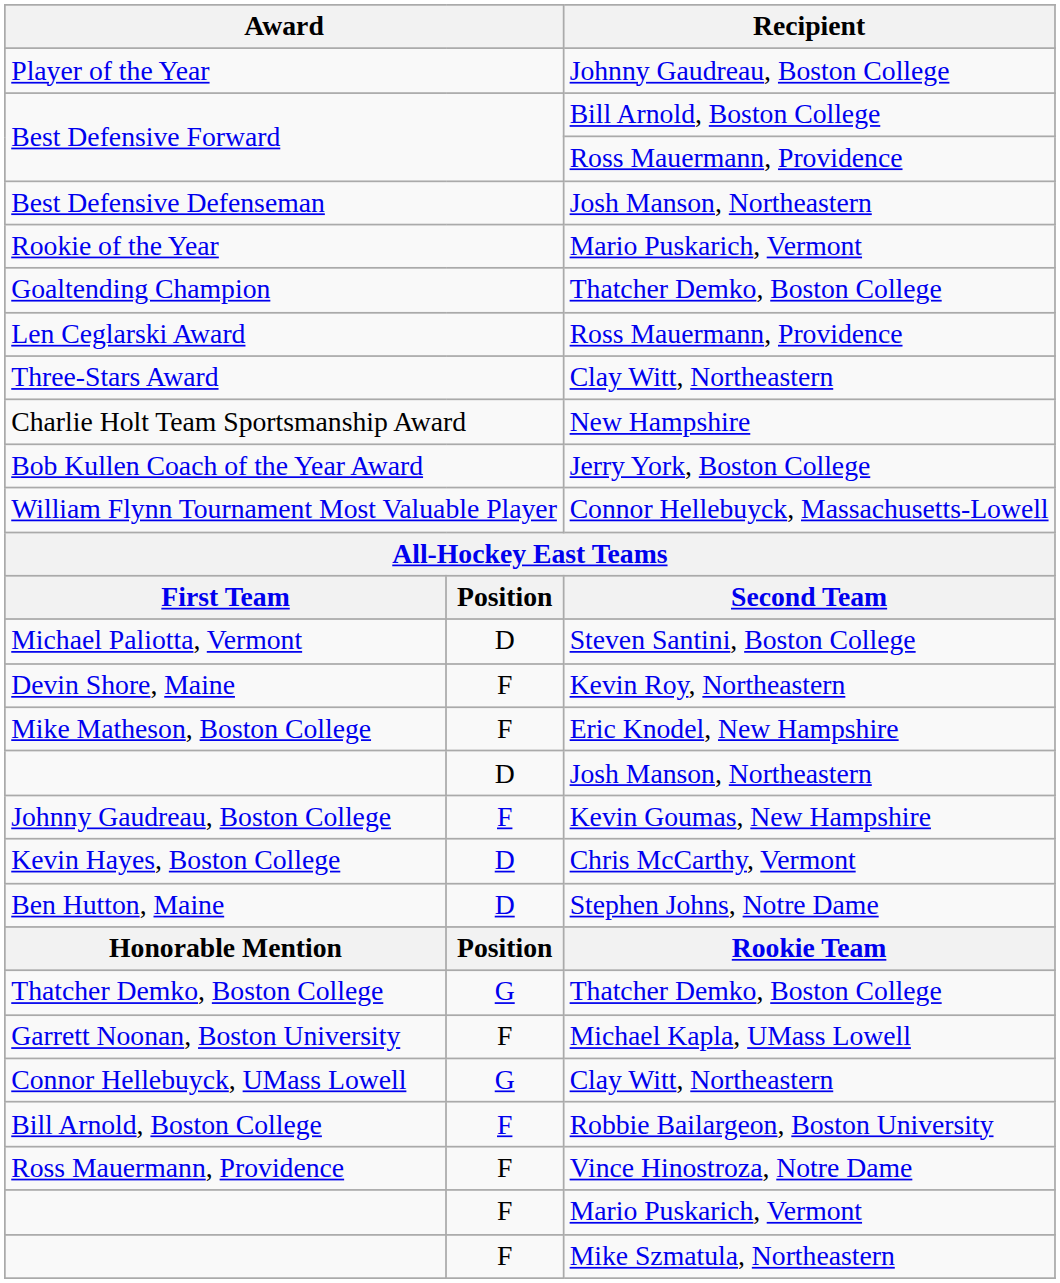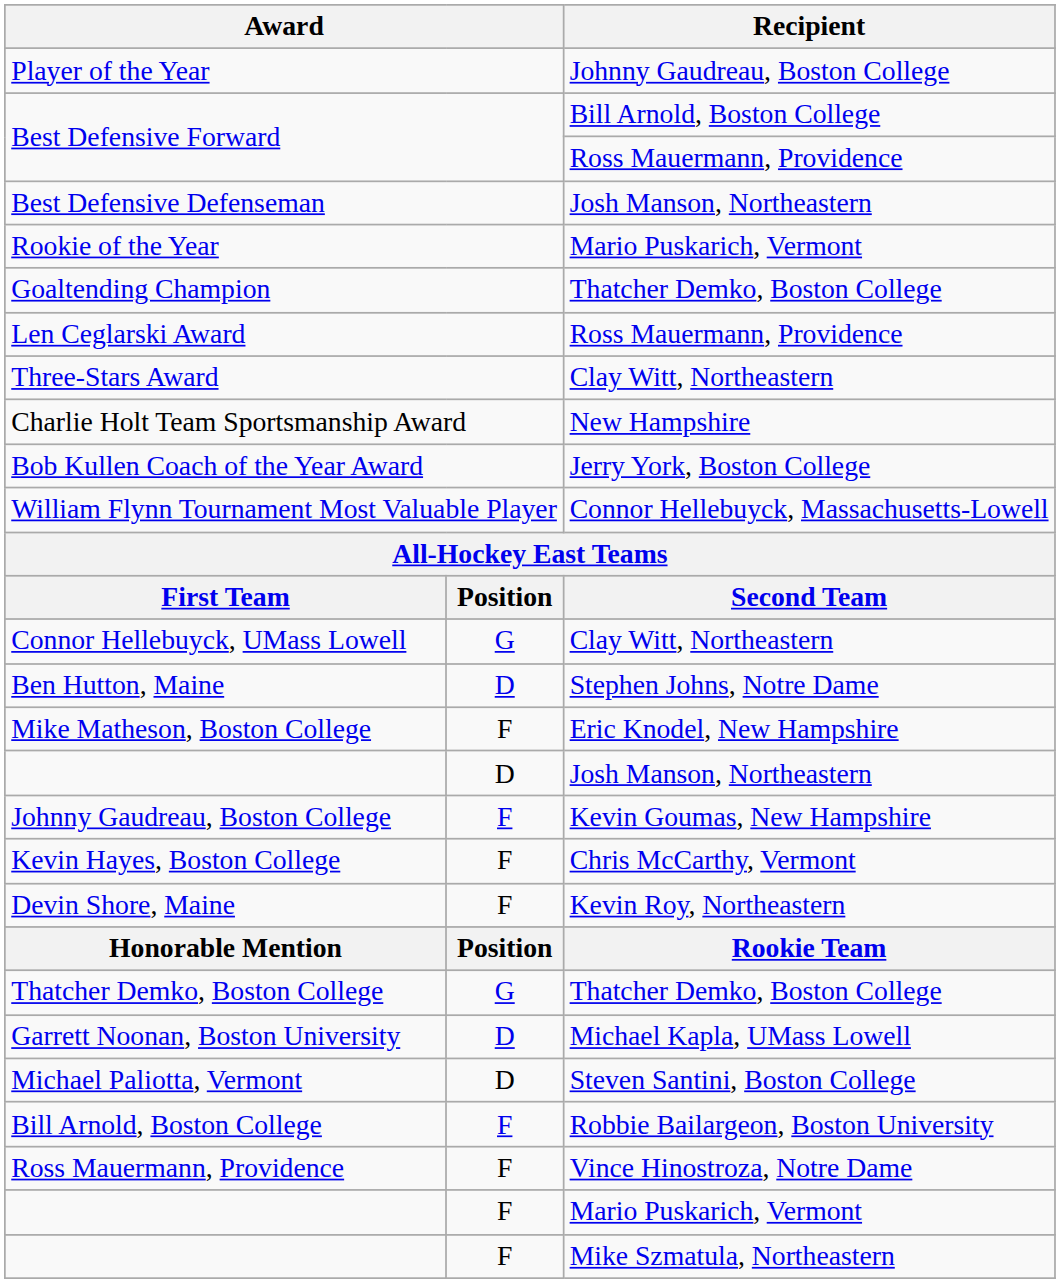rows swapped: (209, 1080) <-> (157, 641)
rows swapped: (118, 904) <-> (123, 684)
(505, 860) D -> (505, 860) F
(505, 1036) F -> (505, 1036) D
